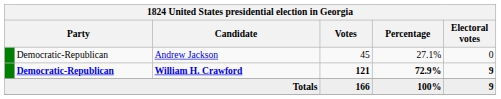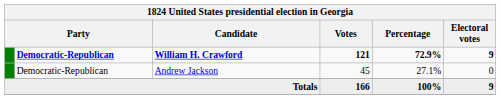rows swapped: (199, 71) <-> (186, 55)
